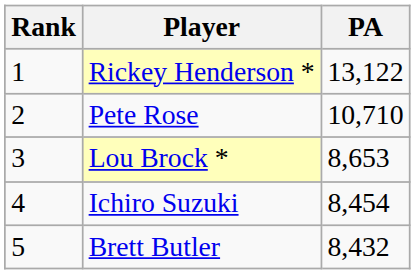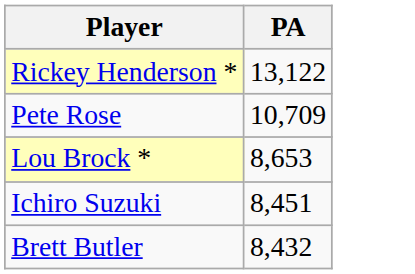- column: (44, 27)
(365, 114) 10,710 -> (288, 114) 10,709
(359, 202) 8,454 -> (281, 202) 8,451
